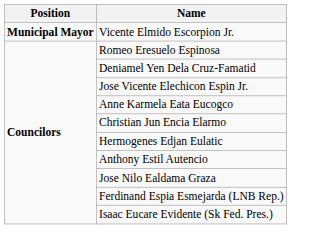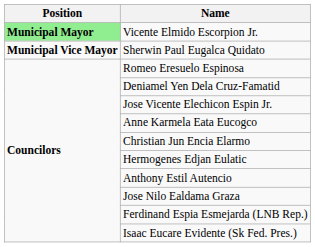(50, 31) no background -> (50, 31) lightgreen background
+ row: (194, 50)
